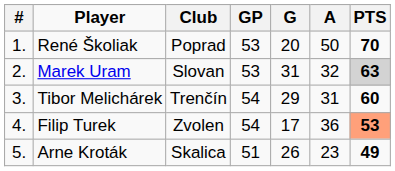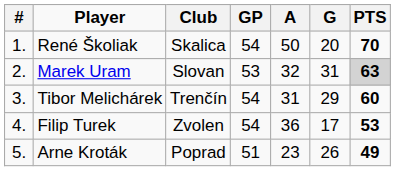columns swapped: (290, 17) <-> (330, 17)
(198, 44) Poprad -> (198, 44) Skalica
(251, 44) 53 -> (251, 44) 54
(370, 125) lightsalmon background -> (370, 125) no background
(198, 152) Skalica -> (198, 152) Poprad
